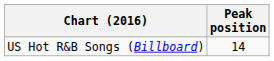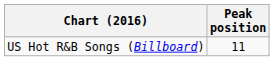(238, 47) 14 -> (238, 47) 11
